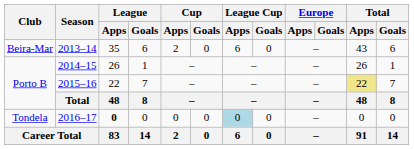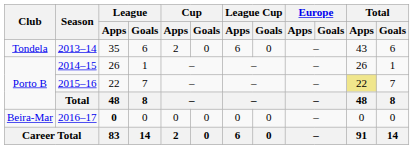(30, 48) Beira-Mar -> (30, 48) Tondela
(30, 118) Tondela -> (30, 118) Beira-Mar
(238, 118) lightblue background -> (238, 118) no background
